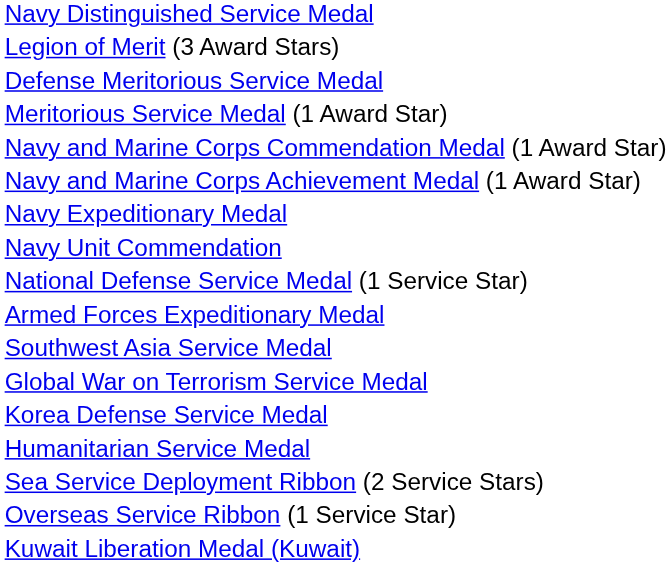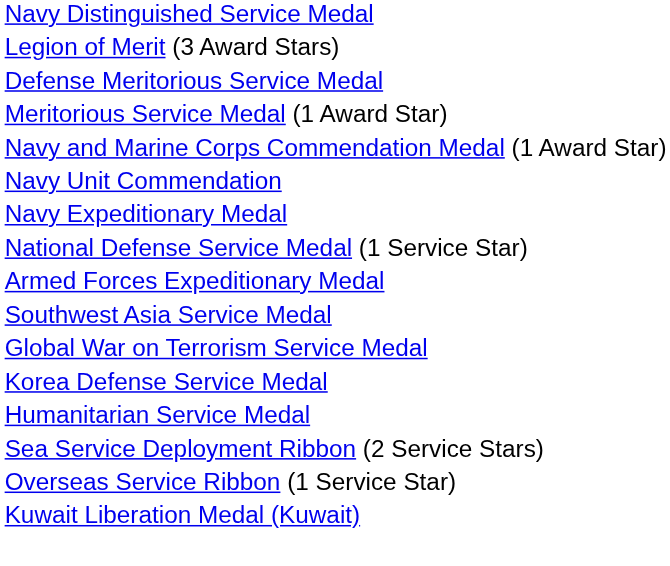- row: (323, 181)
rows swapped: (143, 248) <-> (146, 214)
